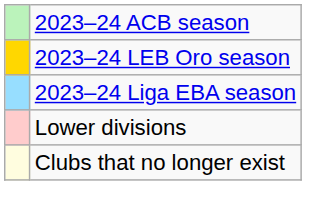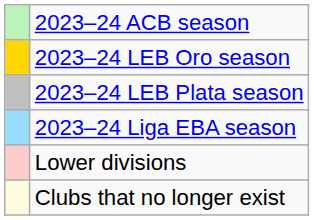+ row: (169, 93)
